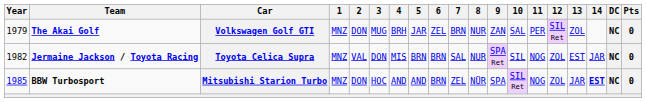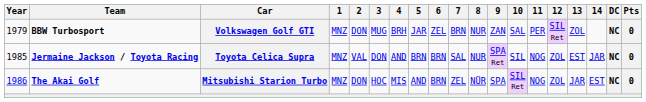(65, 31) The Akai Golf -> (68, 31) BBW Turbosport
(17, 56) 1982 -> (17, 56) 1985
(399, 56) MIS -> (399, 56) AND
(17, 81) 1985 -> (17, 81) 1986
(68, 81) BBW Turbosport -> (65, 81) The Akai Golf
(399, 81) AND -> (399, 81) MIS
(597, 81) bold -> (597, 81) normal
